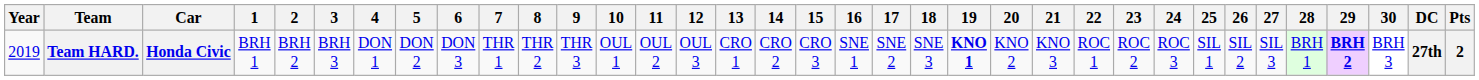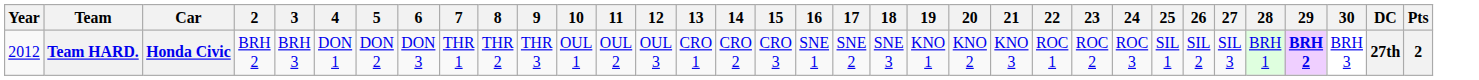- column: (254, 17)
(24, 52) 2019 -> (24, 52) 2012
(969, 52) bold -> (928, 52) normal
